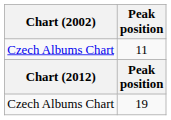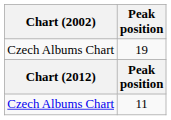rows swapped: (142, 49) <-> (142, 104)
